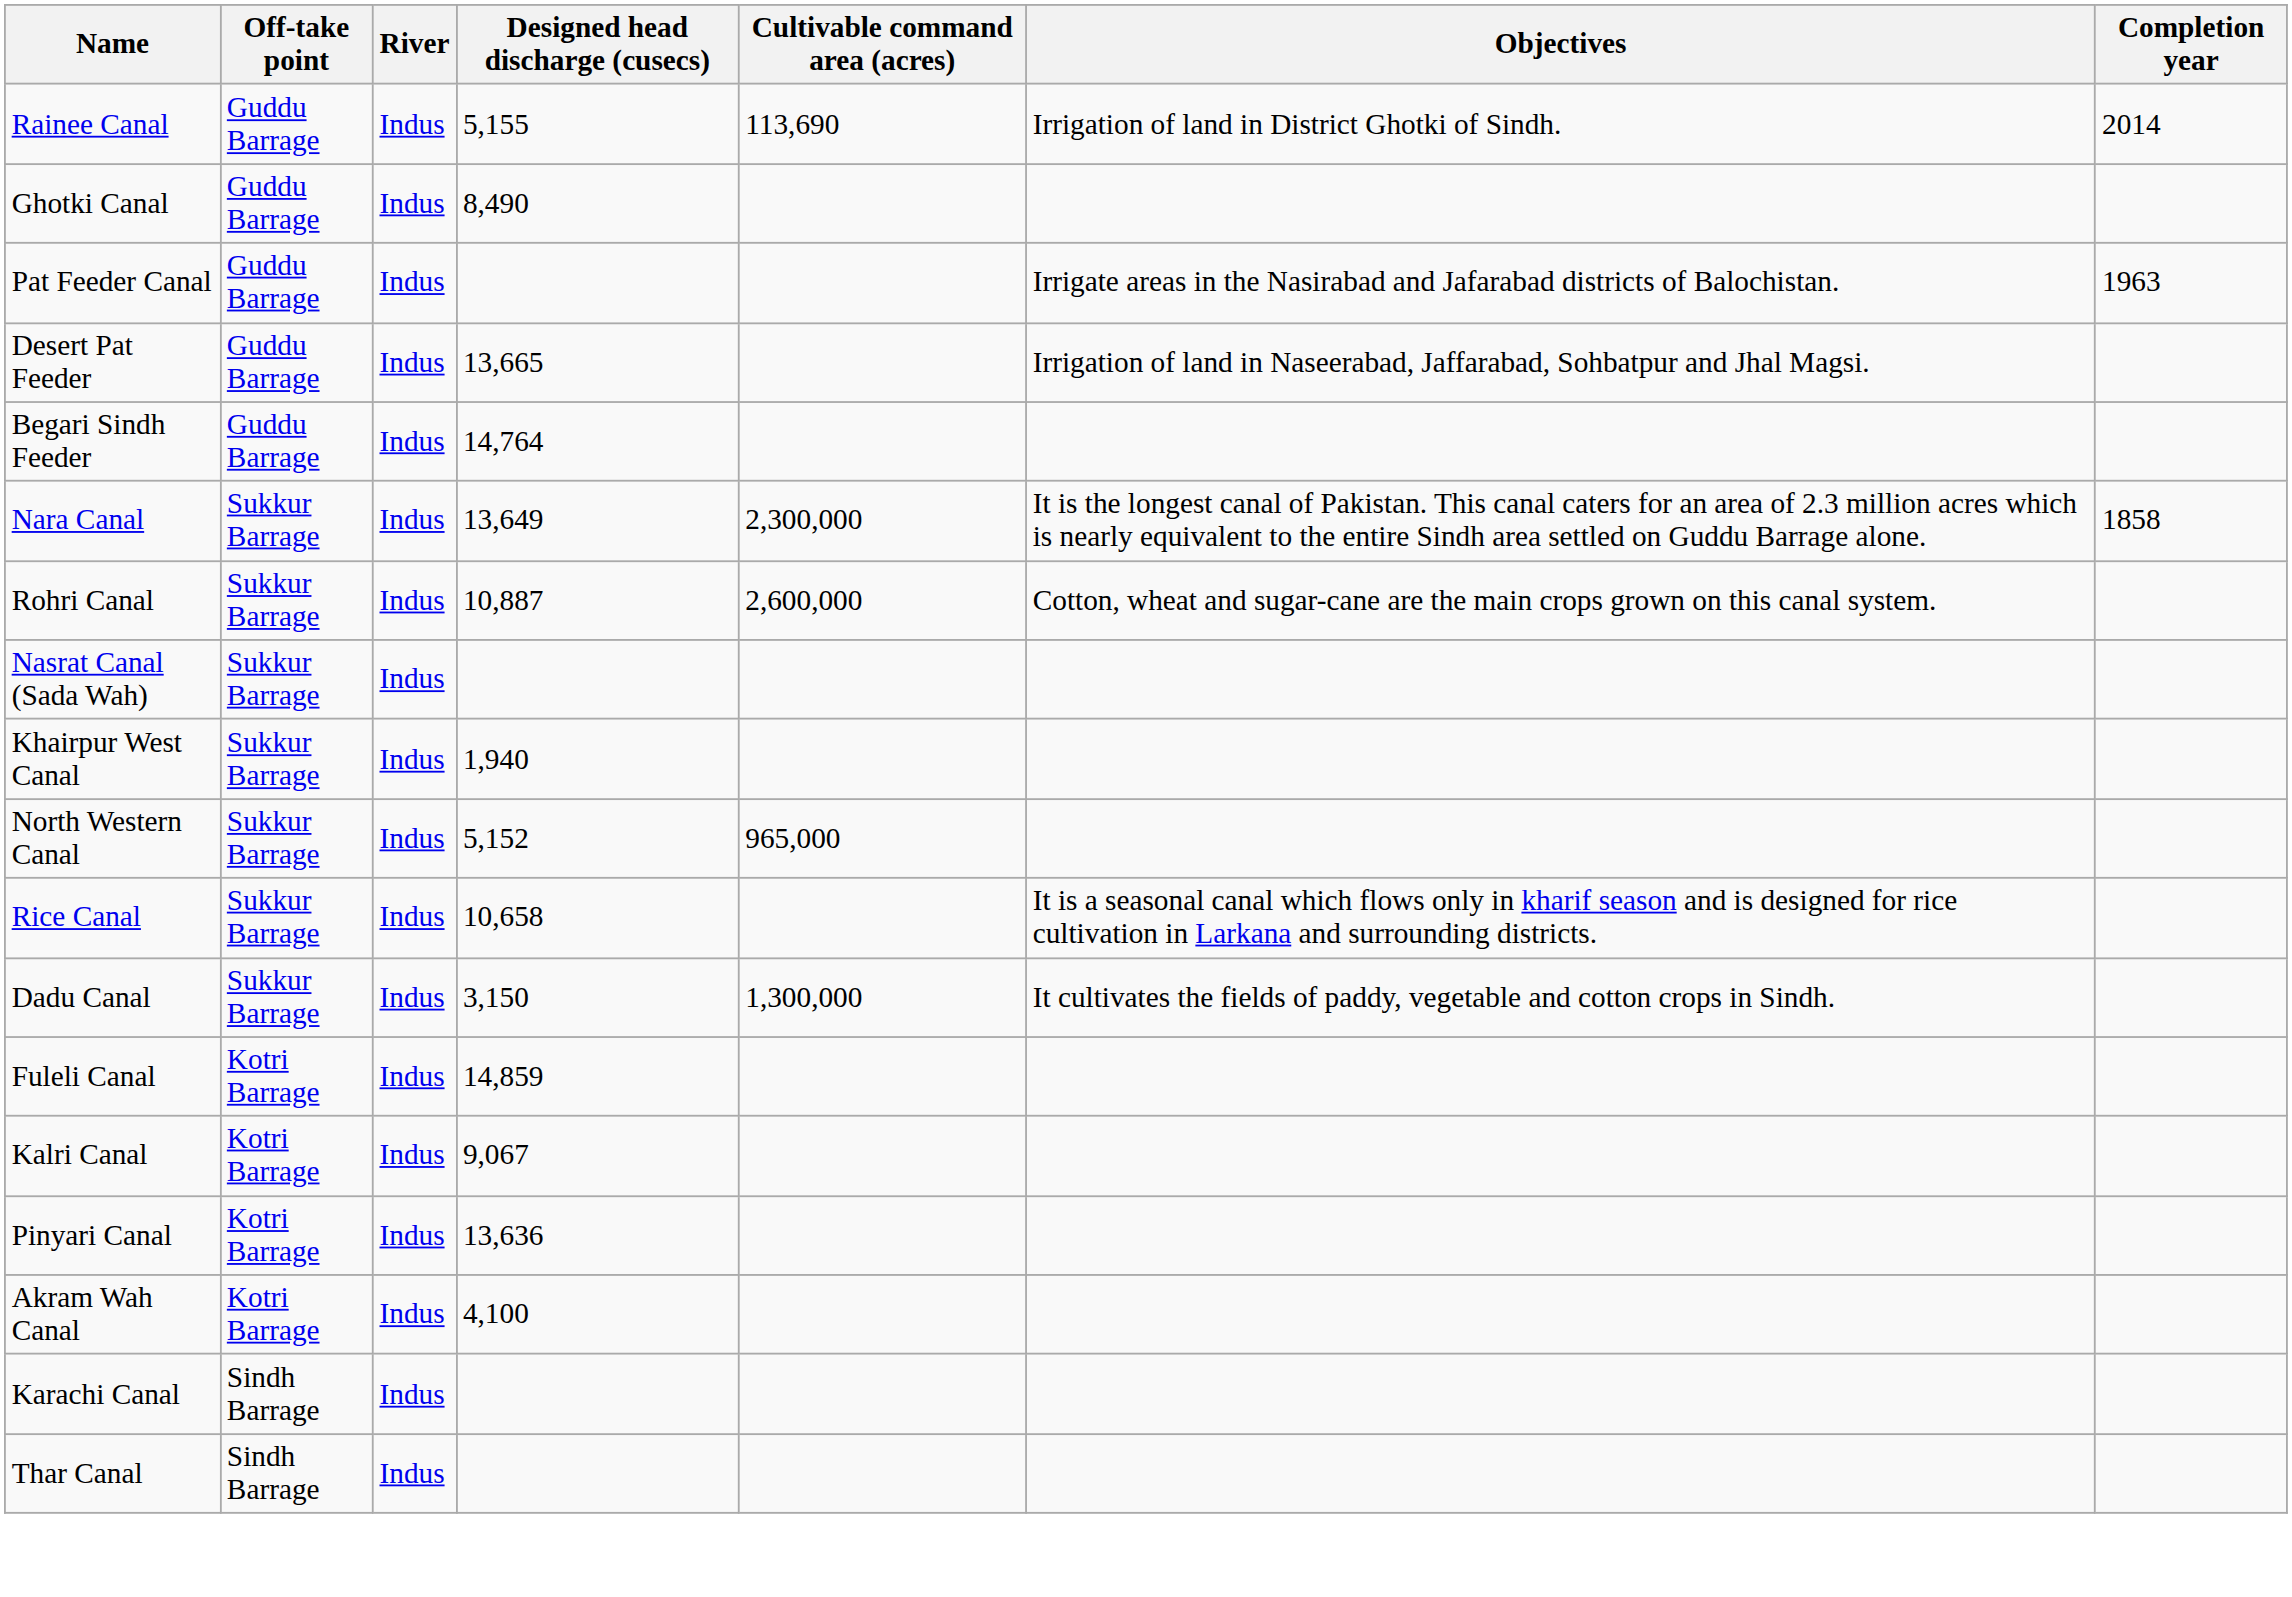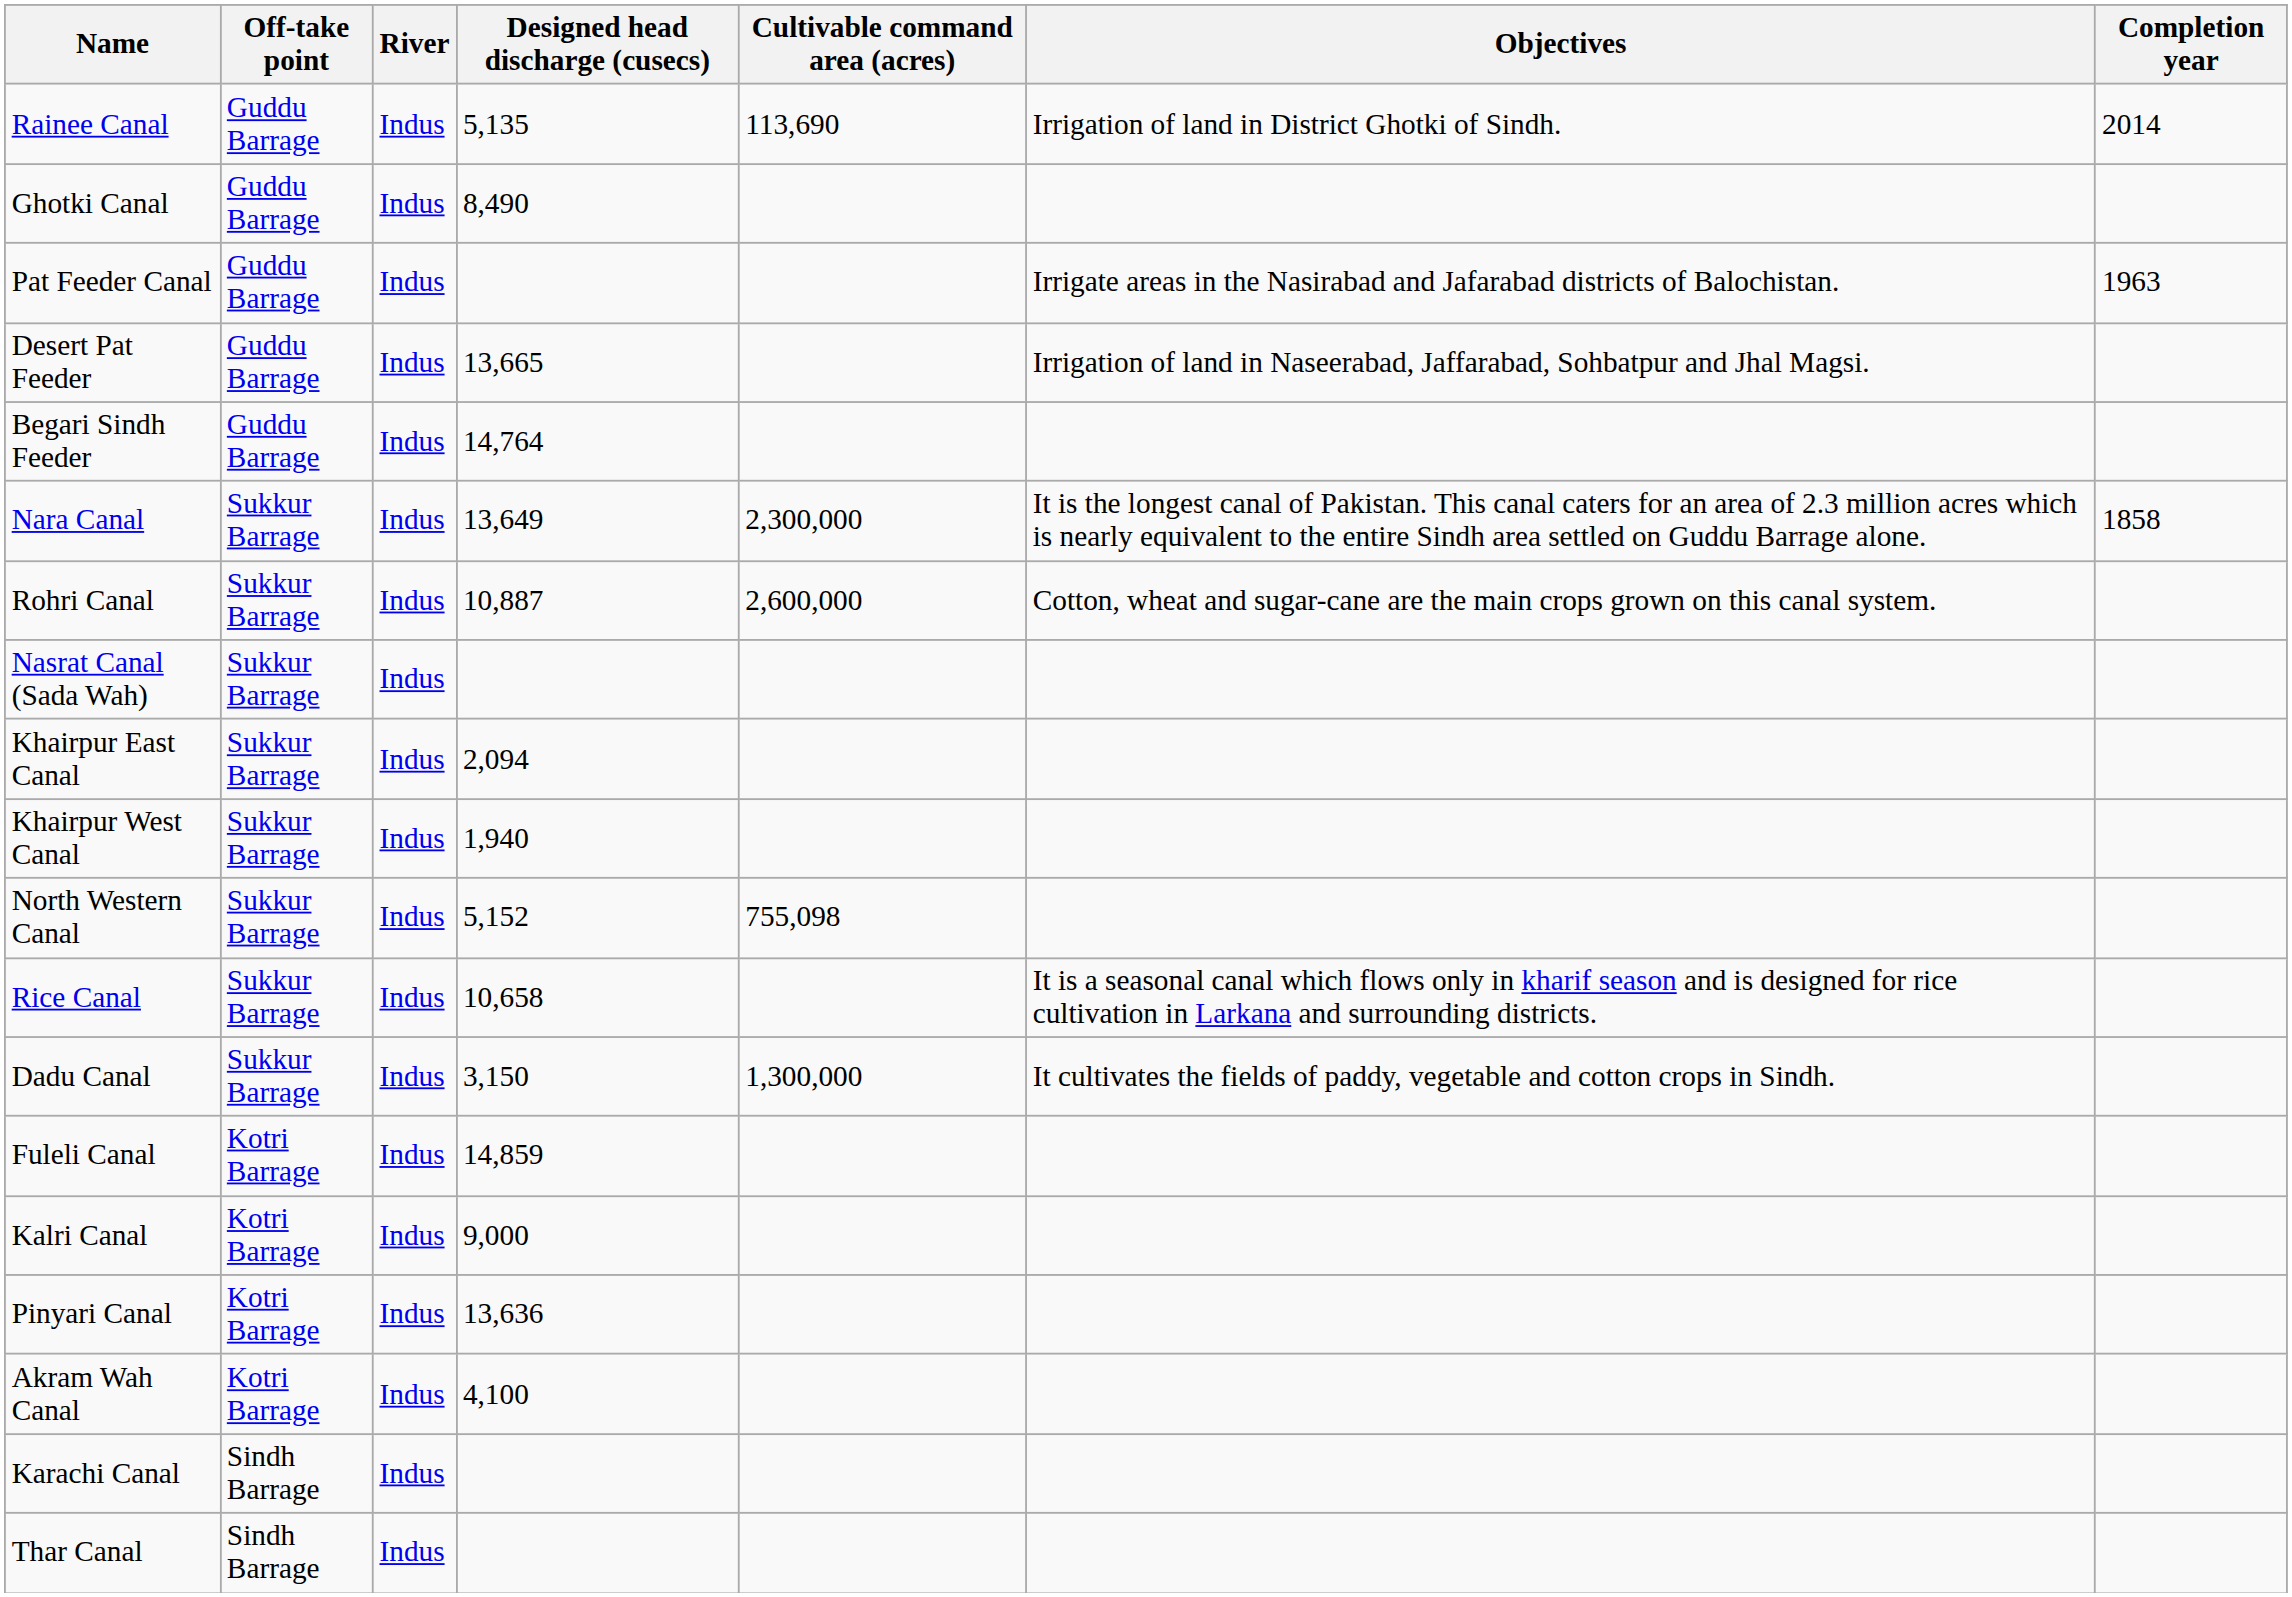(496, 123) 5,155 -> (496, 123) 5,135
+ row: (93, 758)
(793, 837) 965,000 -> (793, 917) 755,098
(496, 1155) 9,067 -> (496, 1234) 9,000
